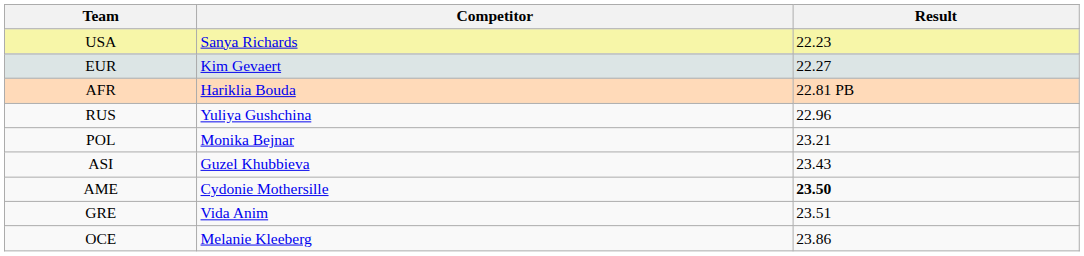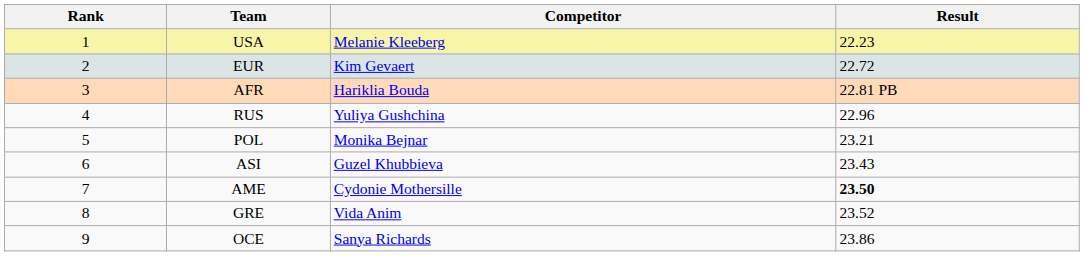+ column: (86, 16)
(249, 41) Sanya Richards -> (389, 41) Melanie Kleeberg
(814, 66) 22.27 -> (857, 66) 22.72
(814, 213) 23.51 -> (857, 213) 23.52
(256, 238) Melanie Kleeberg -> (382, 238) Sanya Richards
